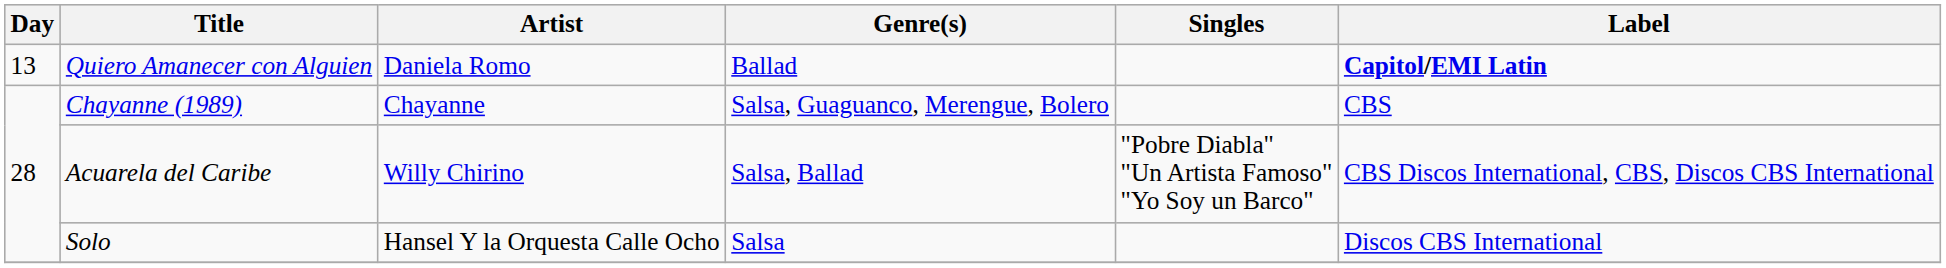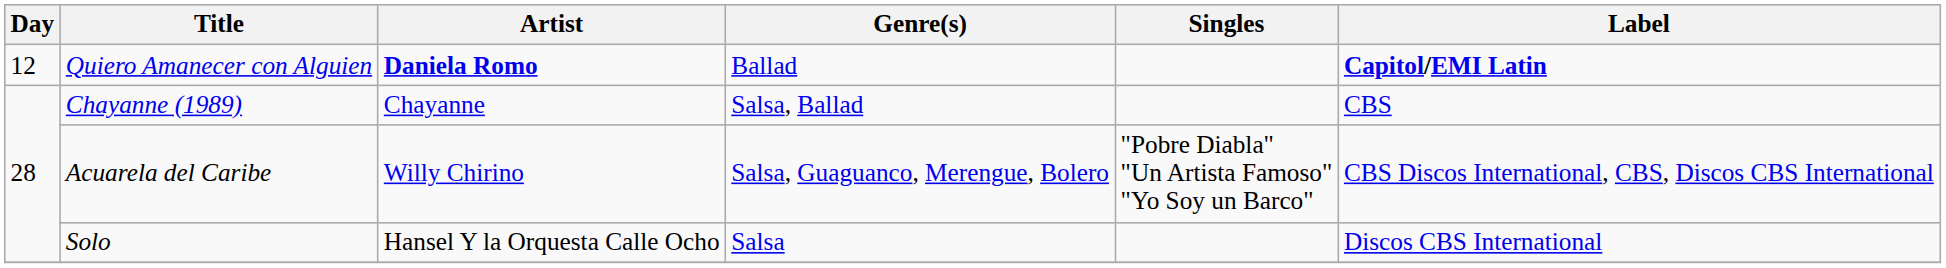(23, 64) 13 -> (23, 64) 12
(457, 64) normal -> (461, 64) bold
(920, 104) Salsa, Guaguanco, Merengue, Bolero -> (797, 104) Salsa, Ballad
(797, 173) Salsa, Ballad -> (920, 173) Salsa, Guaguanco, Merengue, Bolero
